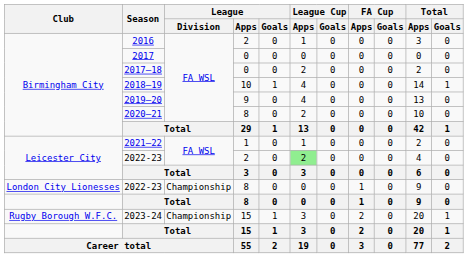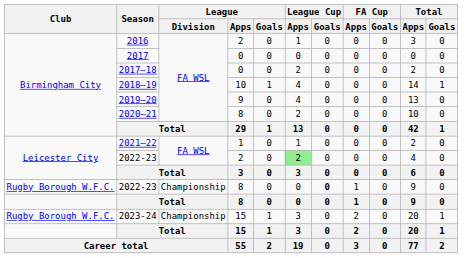(63, 187) London City Lionesses -> (60, 187) Rugby Borough W.F.C.
(333, 187) normal -> (327, 187) bold
